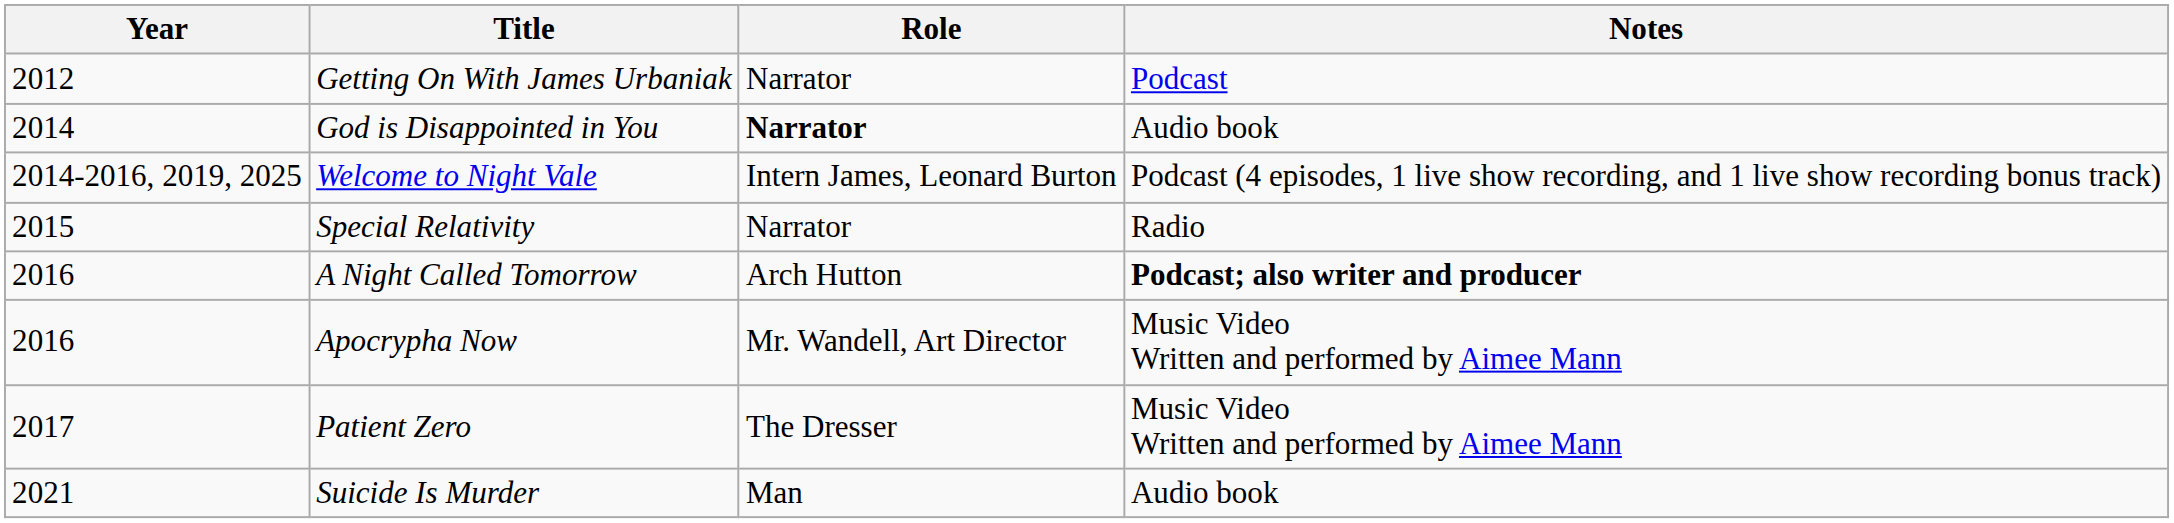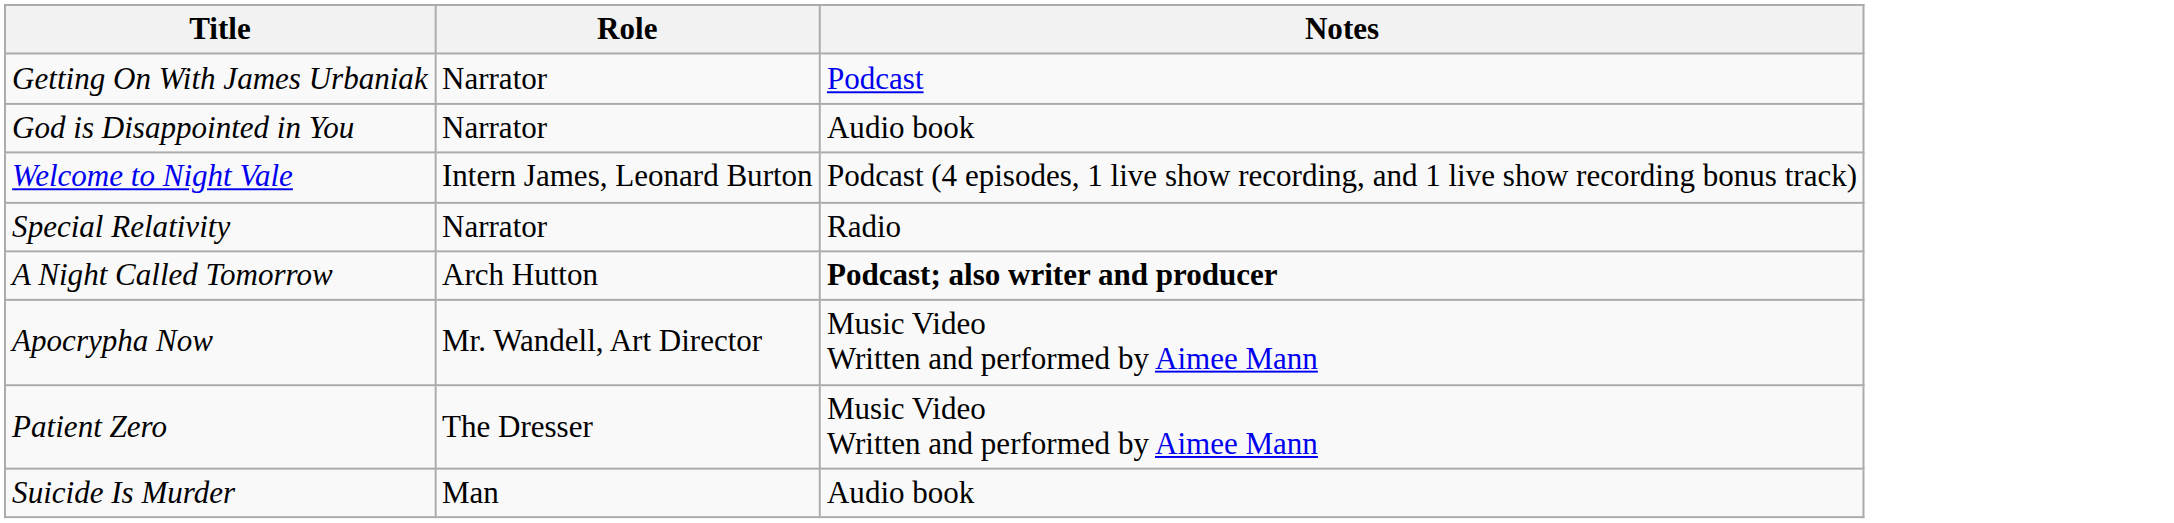- column: (157, 29)
(806, 127) bold -> (495, 127) normal
